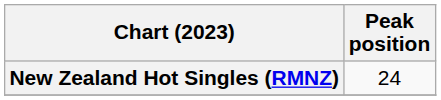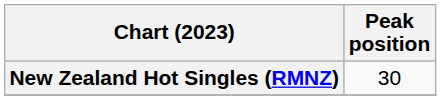(389, 77) 24 -> (389, 77) 30
